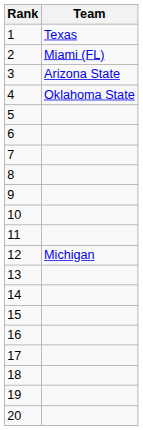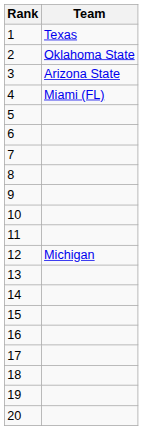(74, 54) Miami (FL) -> (89, 54) Oklahoma State
(89, 94) Oklahoma State -> (74, 94) Miami (FL)
